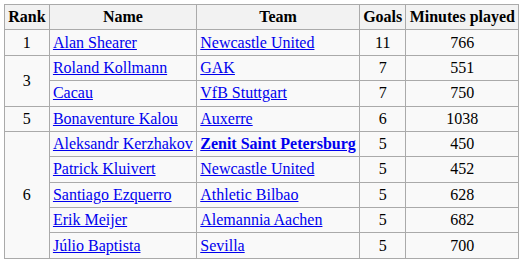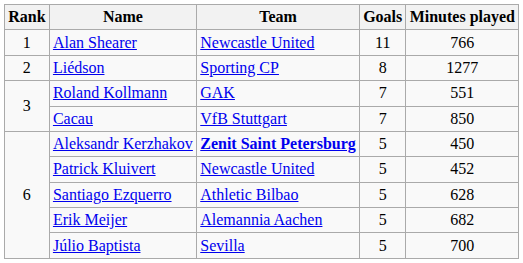+ row: (79, 67)
(462, 93) 750 -> (462, 118) 850
- row: (115, 118)
